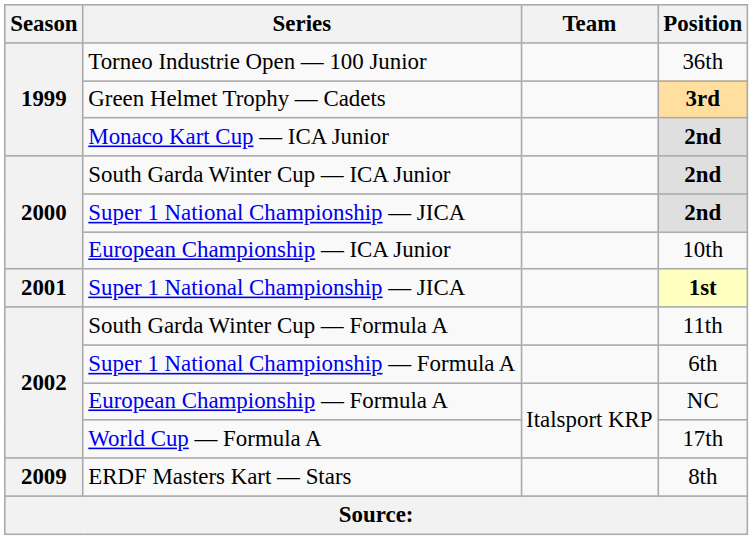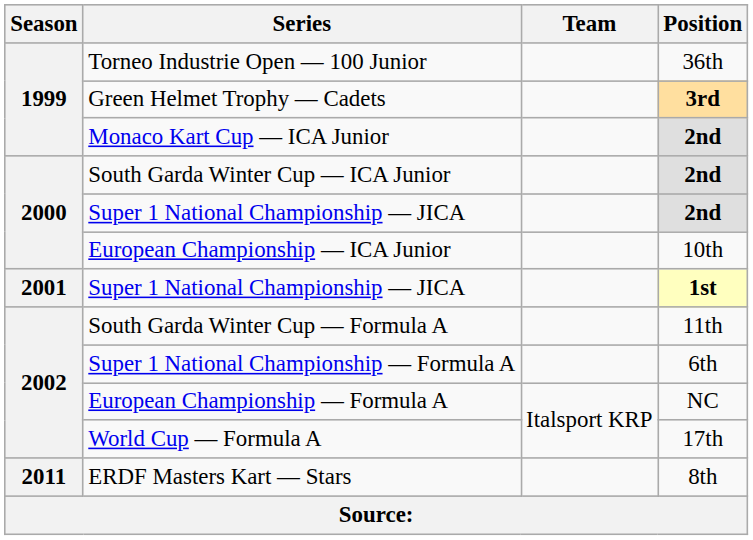(44, 476) 2009 -> (44, 476) 2011
